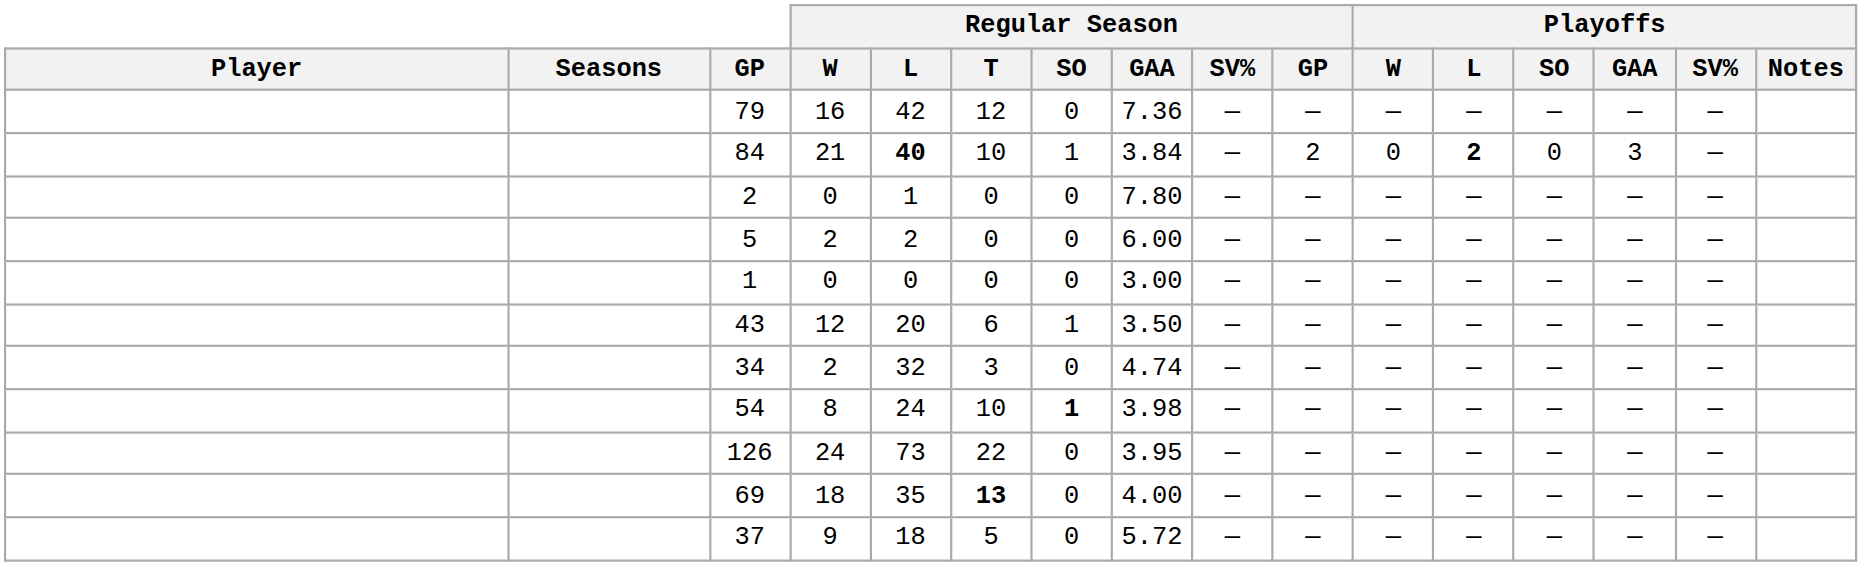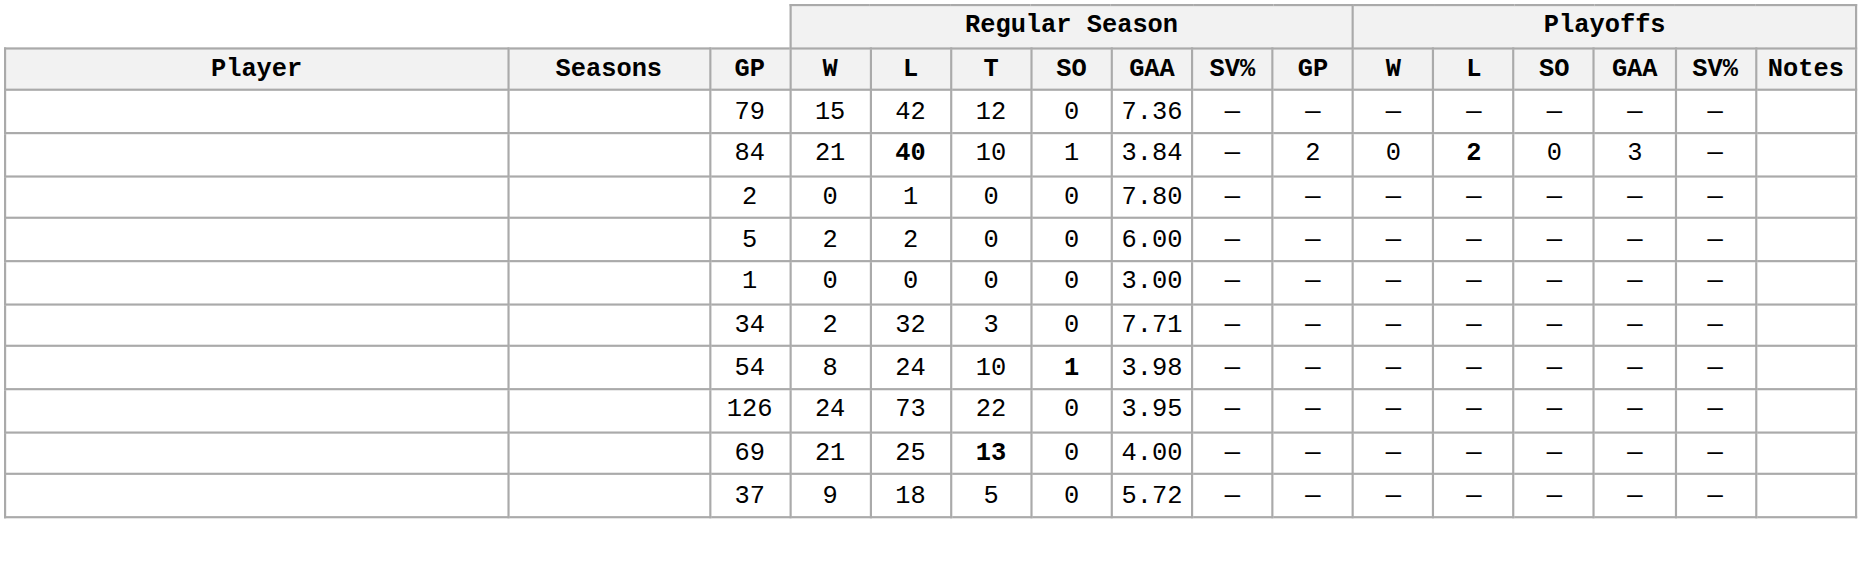(830, 111) 16 -> (830, 111) 15
- row: (750, 325)
(1152, 367) 4.74 -> (1152, 325) 7.71
(830, 495) 18 -> (830, 453) 21
(911, 495) 35 -> (911, 453) 25
